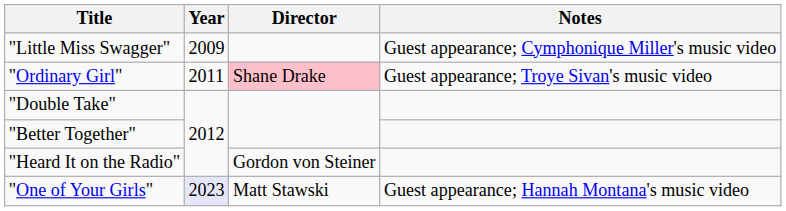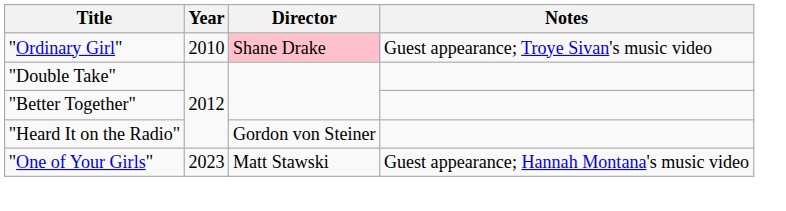- row: (89, 47)
(206, 76) 2011 -> (207, 47) 2010
(207, 190) lavender background -> (207, 162) no background
